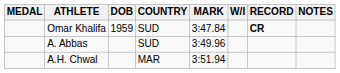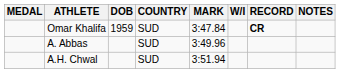(149, 60) MAR -> (148, 60) SUD
